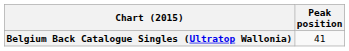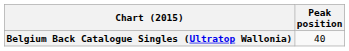(320, 39) 41 -> (320, 39) 40
